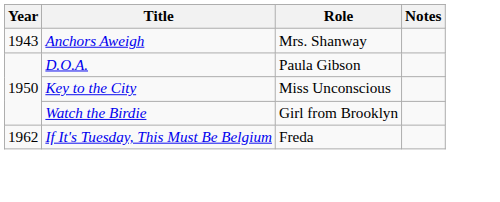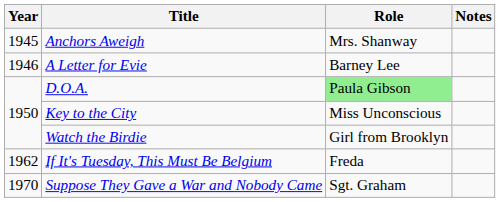(23, 40) 1943 -> (23, 40) 1945
+ row: (96, 64)
(320, 64) no background -> (370, 88) lightgreen background
+ row: (184, 185)
